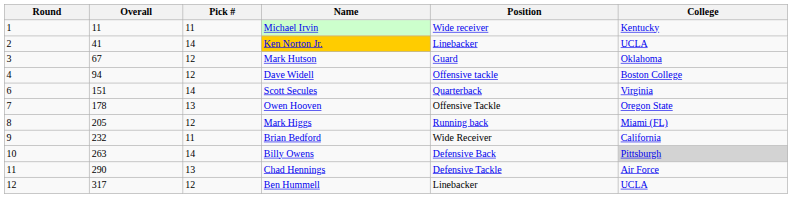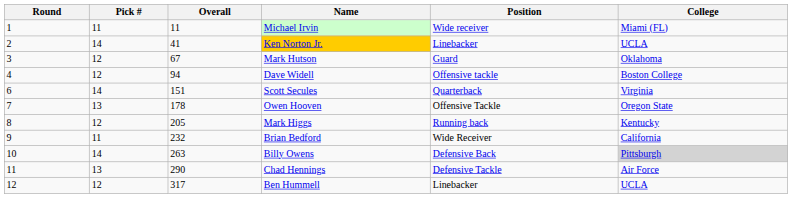columns swapped: (222, 12) <-> (136, 12)
(640, 28) Kentucky -> (644, 28) Miami (FL)
(644, 122) Miami (FL) -> (640, 122) Kentucky
